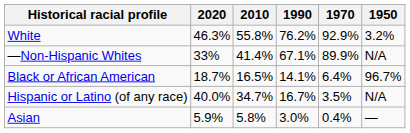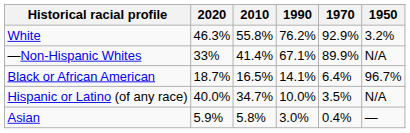(298, 97) 16.7% -> (298, 97) 10.0%
